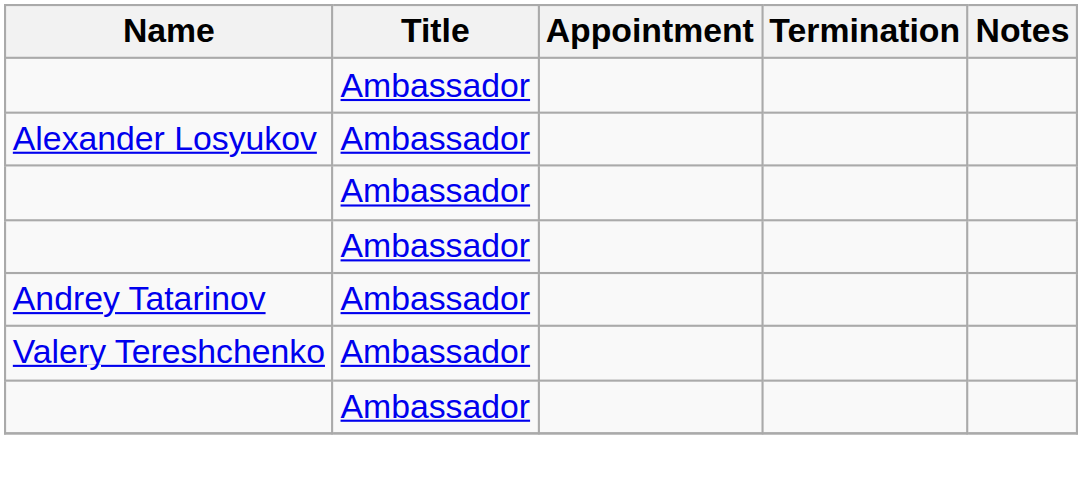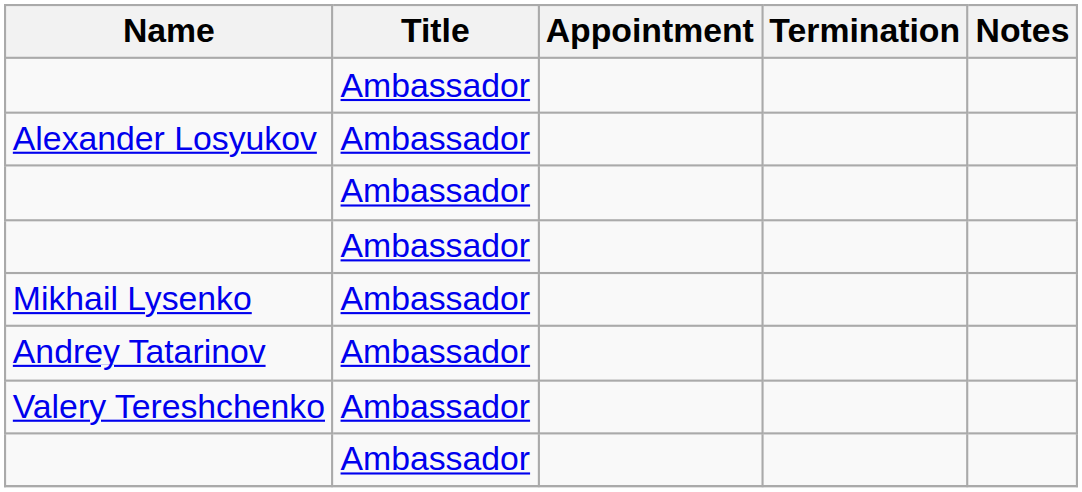+ row: (132, 298)
